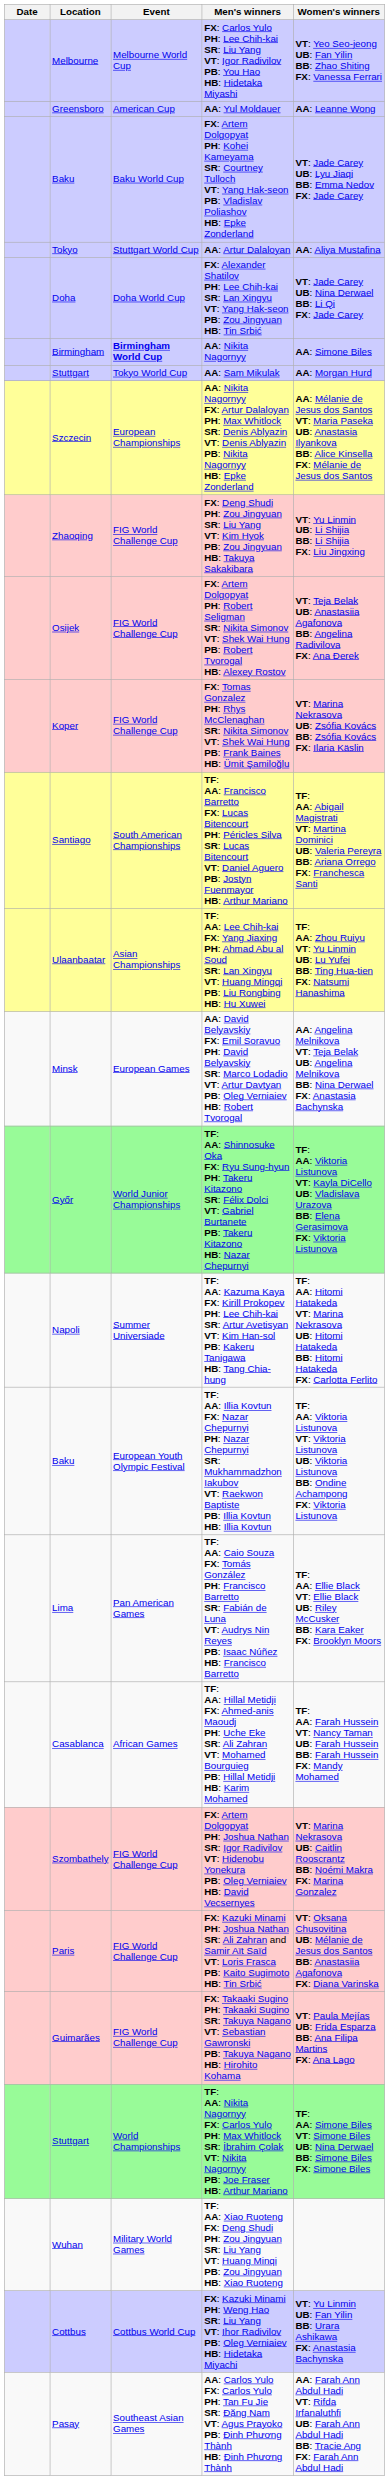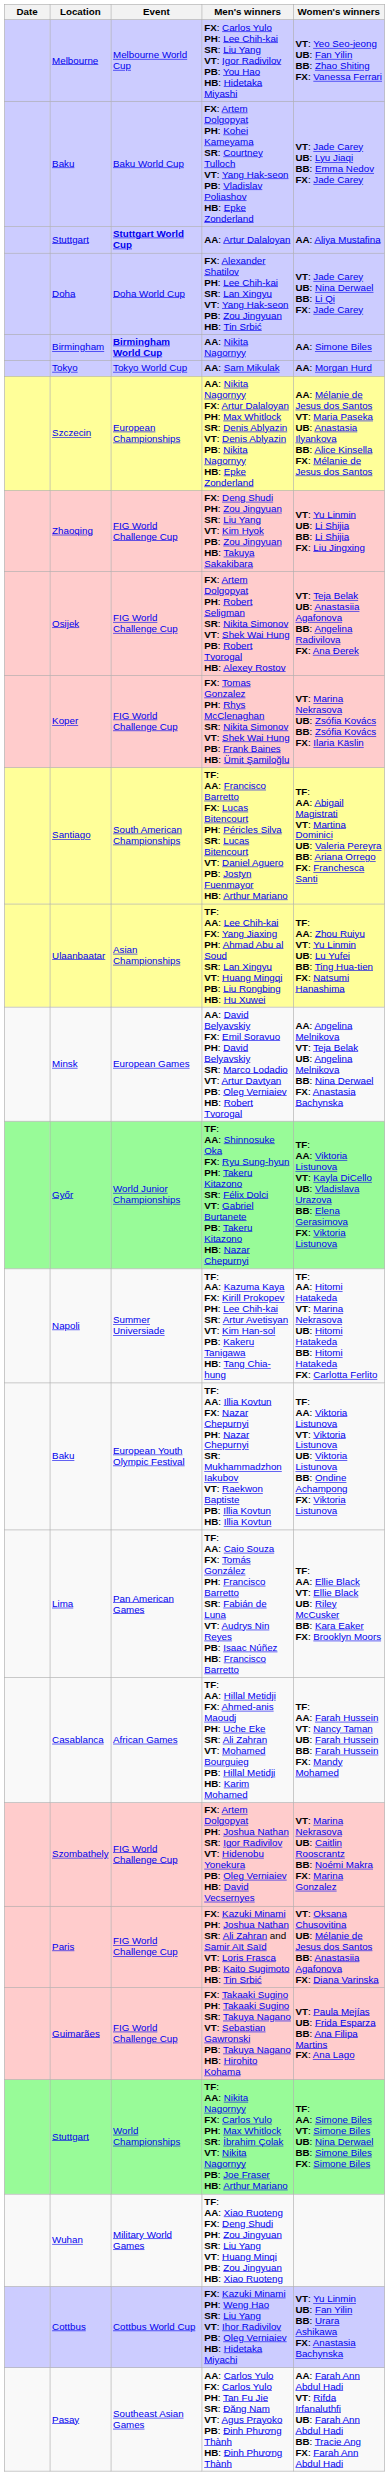- row: (242, 109)
(65, 249) Tokyo -> (71, 239) Stuttgart
(156, 249) normal -> (148, 239) bold
(71, 373) Stuttgart -> (65, 368) Tokyo
